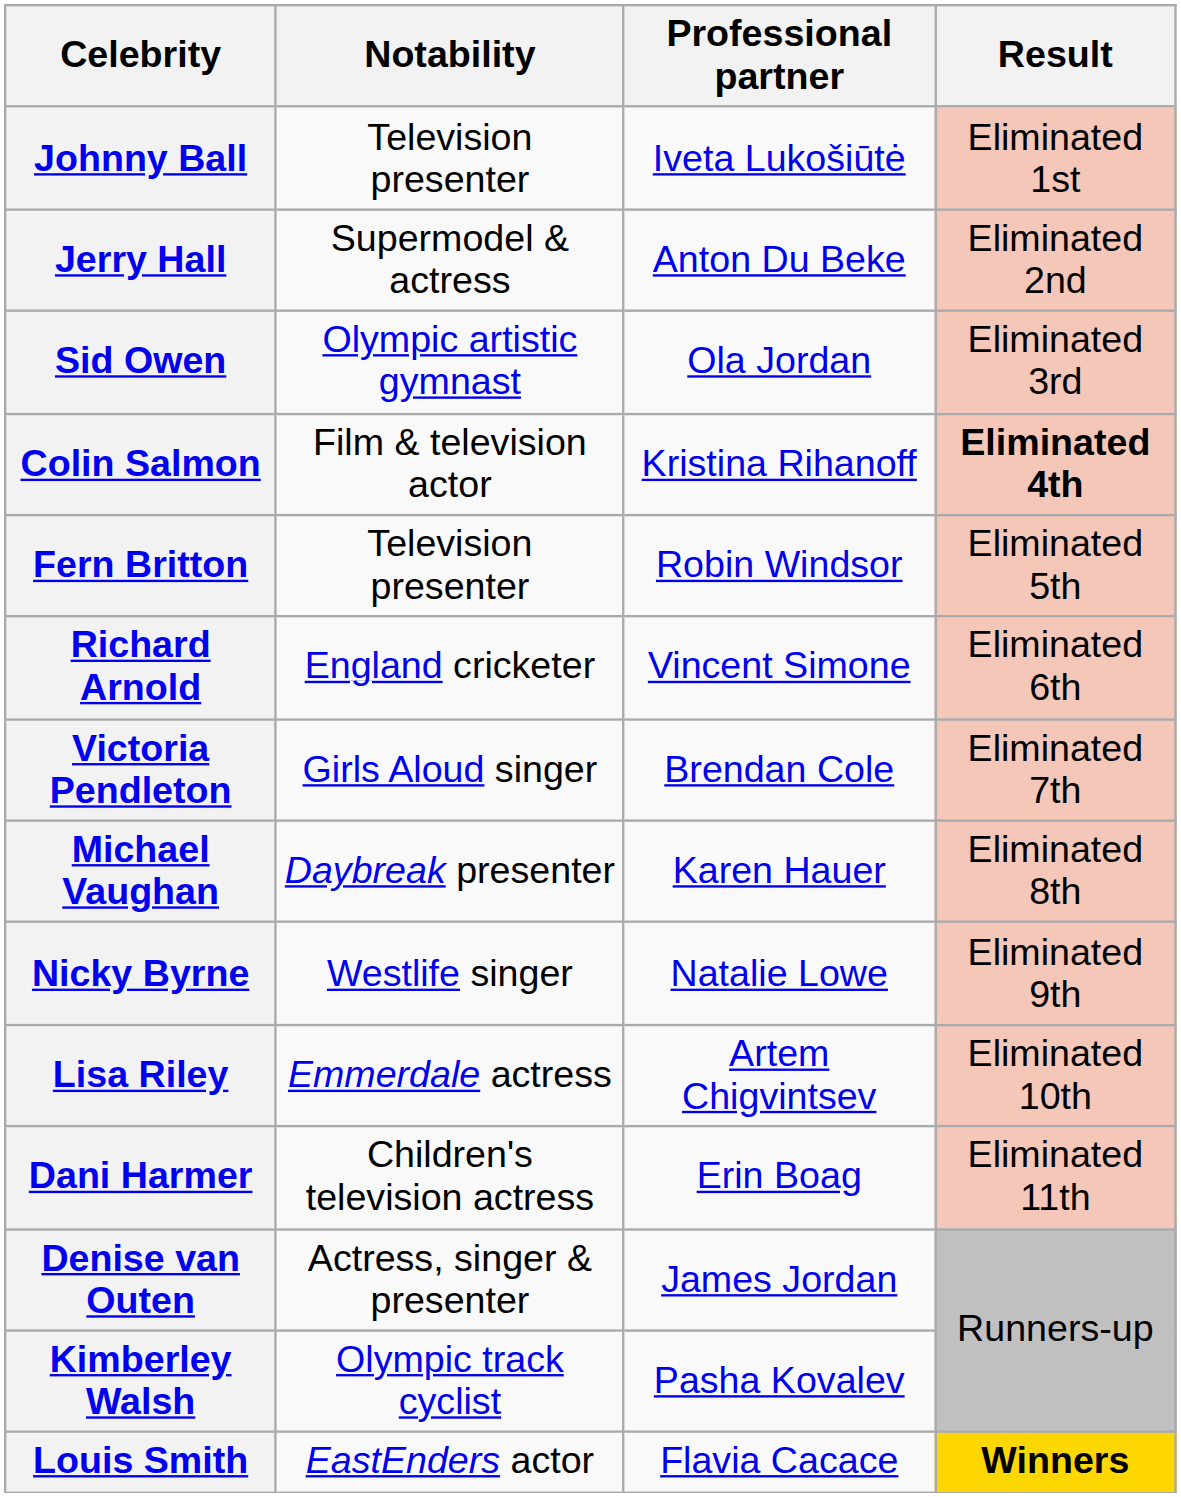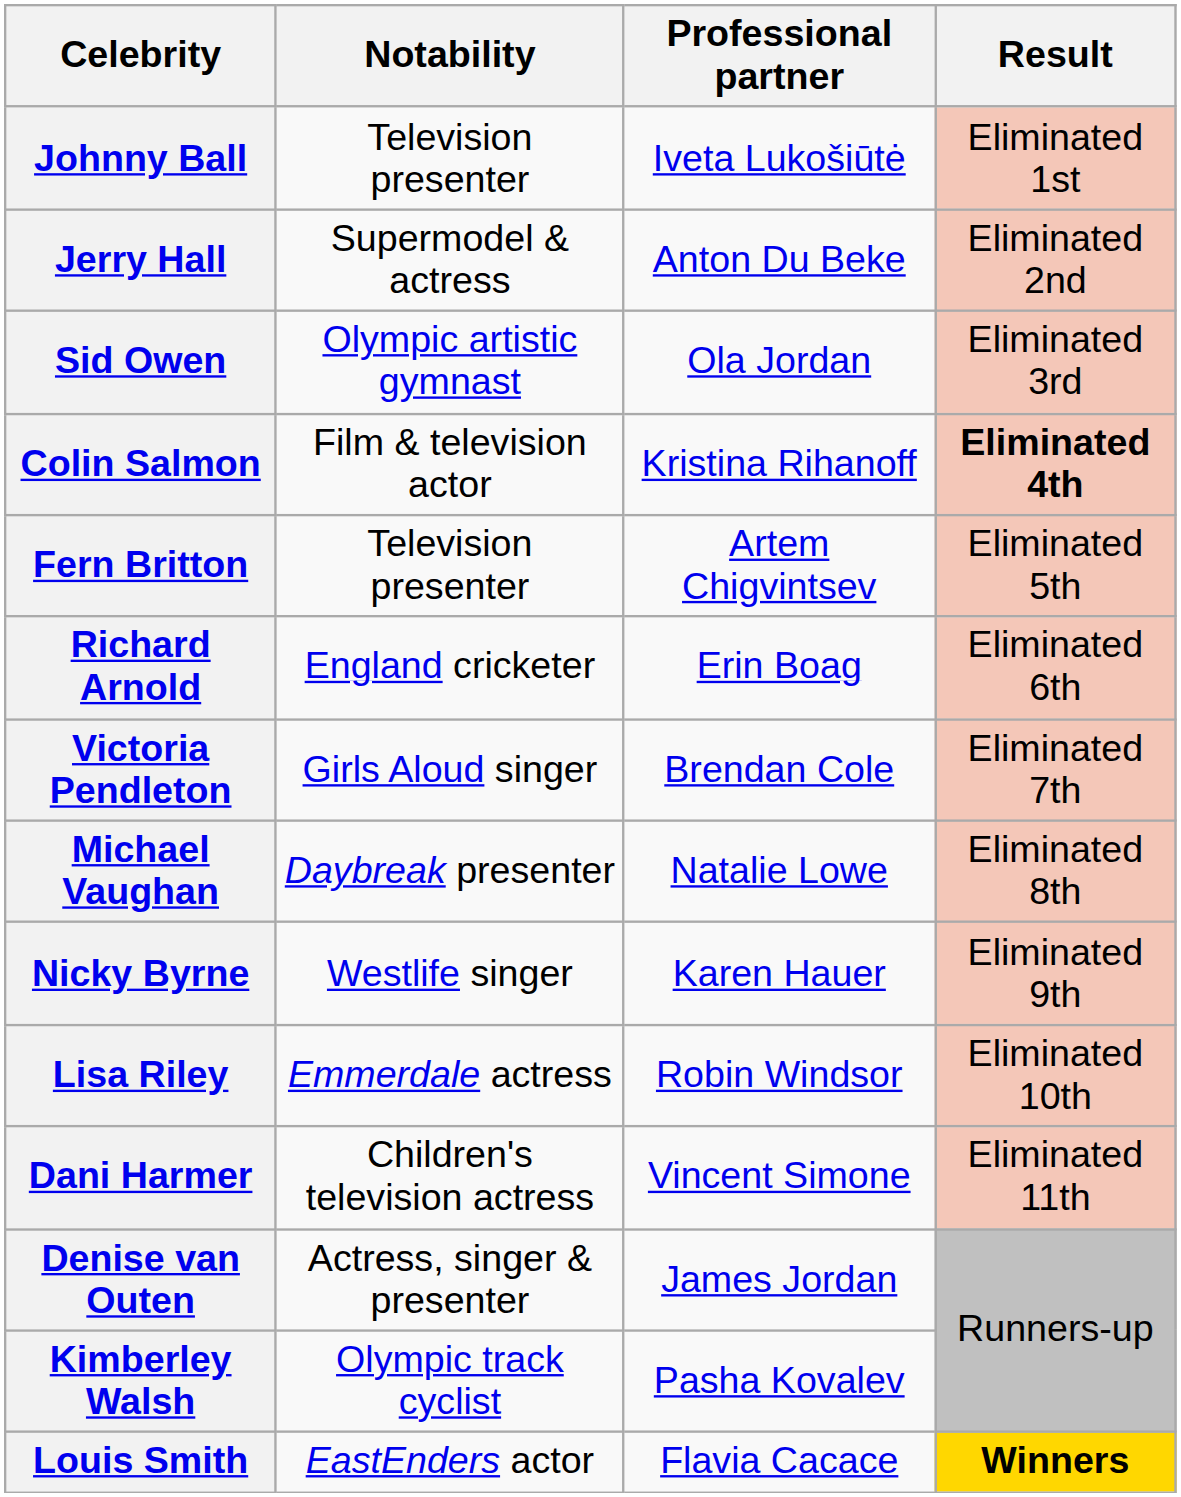(779, 565) Robin Windsor -> (779, 565) Artem Chigvintsev
(779, 667) Vincent Simone -> (779, 667) Erin Boag
(779, 870) Karen Hauer -> (779, 870) Natalie Lowe
(779, 972) Natalie Lowe -> (779, 972) Karen Hauer
(779, 1074) Artem Chigvintsev -> (779, 1074) Robin Windsor
(779, 1176) Erin Boag -> (779, 1176) Vincent Simone
